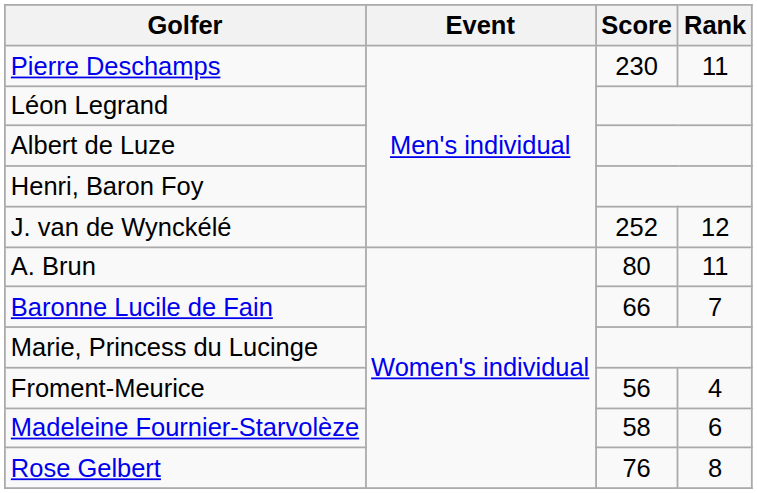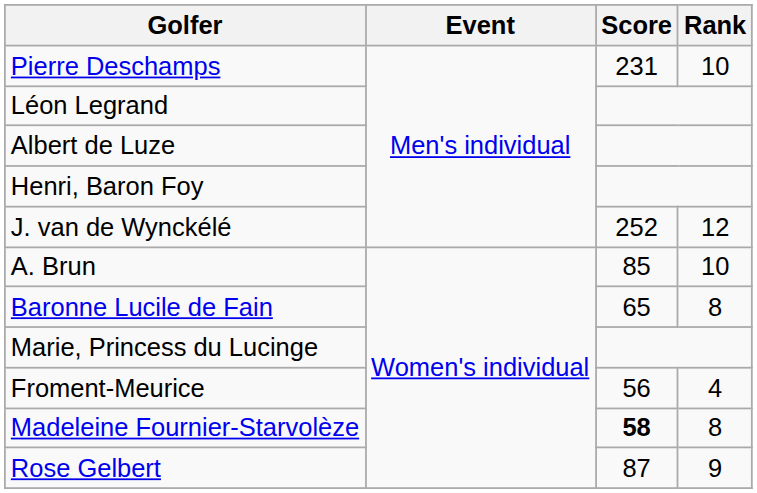(637, 66) 230 -> (637, 66) 231
(715, 66) 11 -> (715, 66) 10
(637, 267) 80 -> (637, 267) 85
(715, 267) 11 -> (715, 267) 10
(637, 307) 66 -> (637, 307) 65
(715, 307) 7 -> (715, 307) 8
(637, 428) normal -> (637, 428) bold
(715, 428) 6 -> (715, 428) 8
(637, 468) 76 -> (637, 468) 87
(715, 468) 8 -> (715, 468) 9
